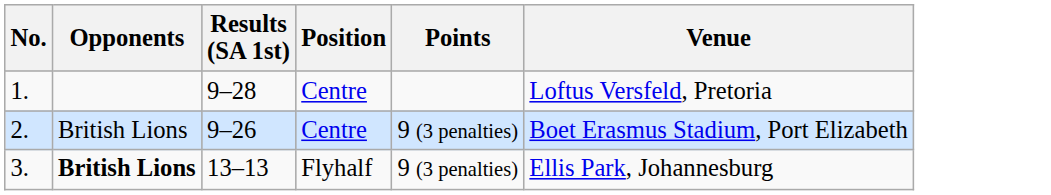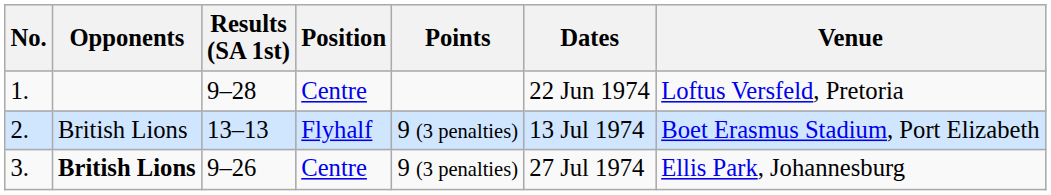+ column: (590, 37)
(232, 129) 9–26 -> (238, 129) 13–13
(334, 129) Centre -> (337, 129) Flyhalf
(238, 168) 13–13 -> (232, 168) 9–26
(337, 168) Flyhalf -> (334, 168) Centre
